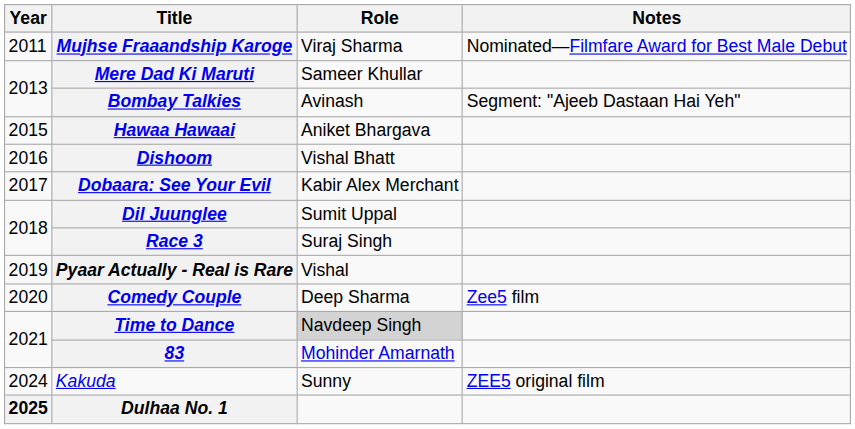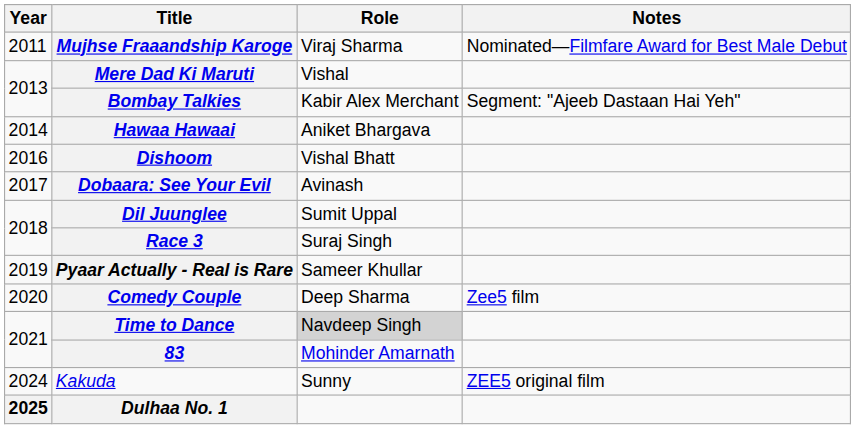(362, 74) Sameer Khullar -> (325, 74) Vishal
(332, 102) Avinash -> (380, 102) Kabir Alex Merchant
(28, 130) 2015 -> (28, 130) 2014
(380, 185) Kabir Alex Merchant -> (332, 185) Avinash
(325, 269) Vishal -> (362, 269) Sameer Khullar
